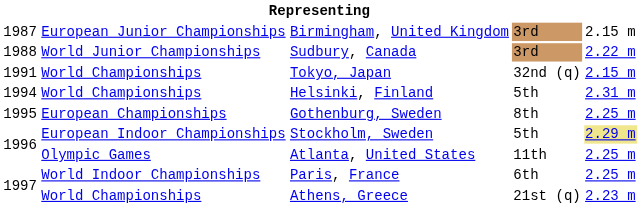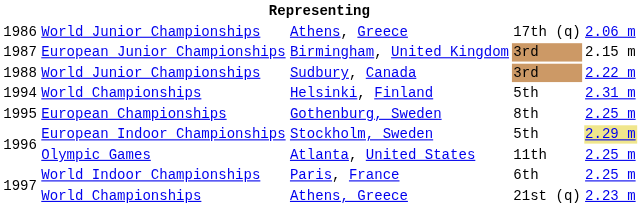+ row: (20, 32)
- row: (20, 73)
